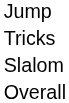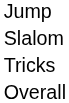rows swapped: (34, 65) <-> (30, 38)
